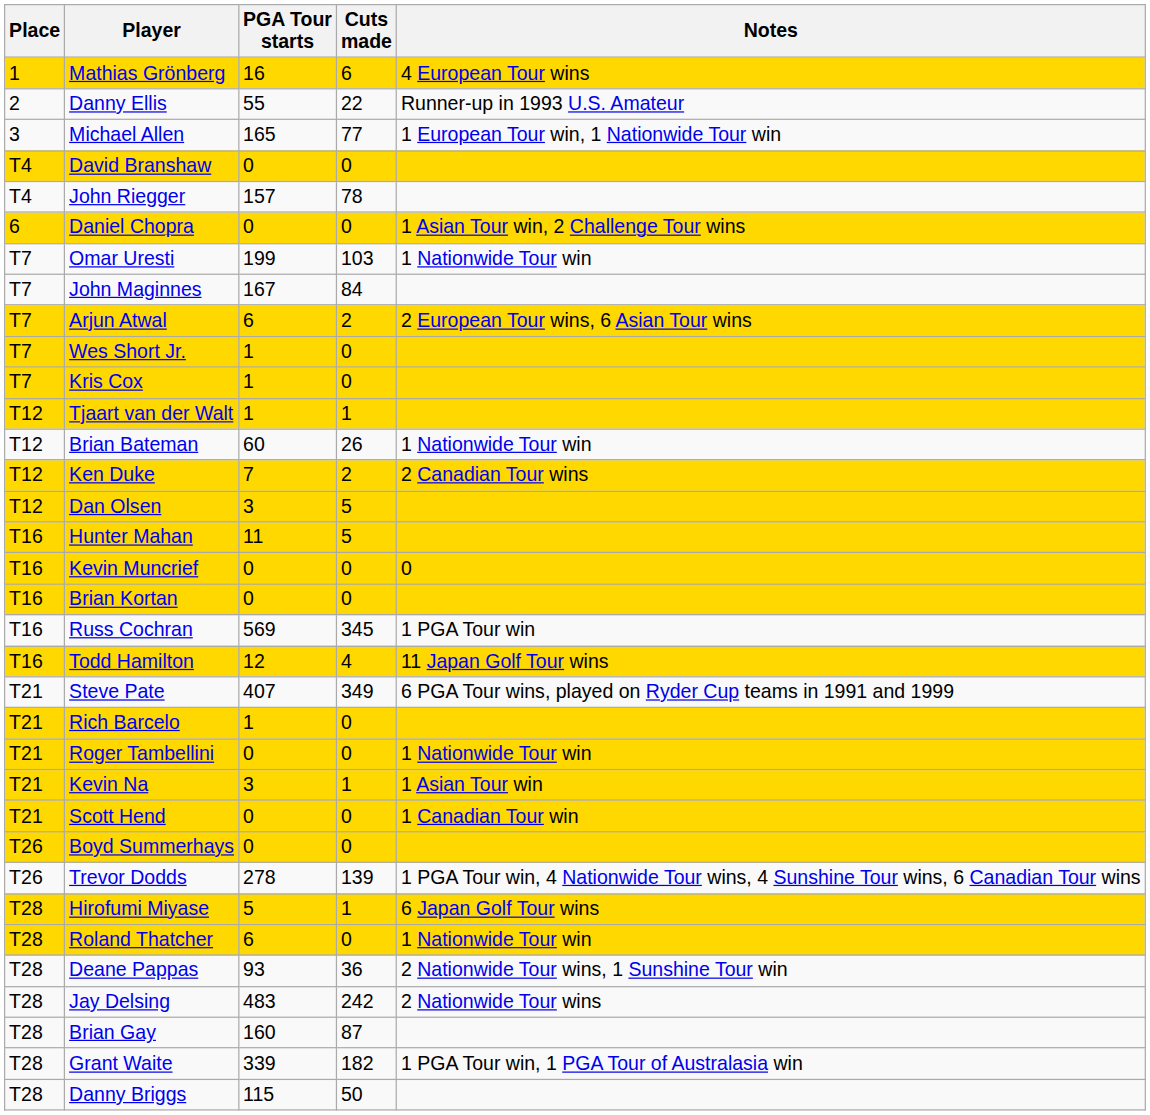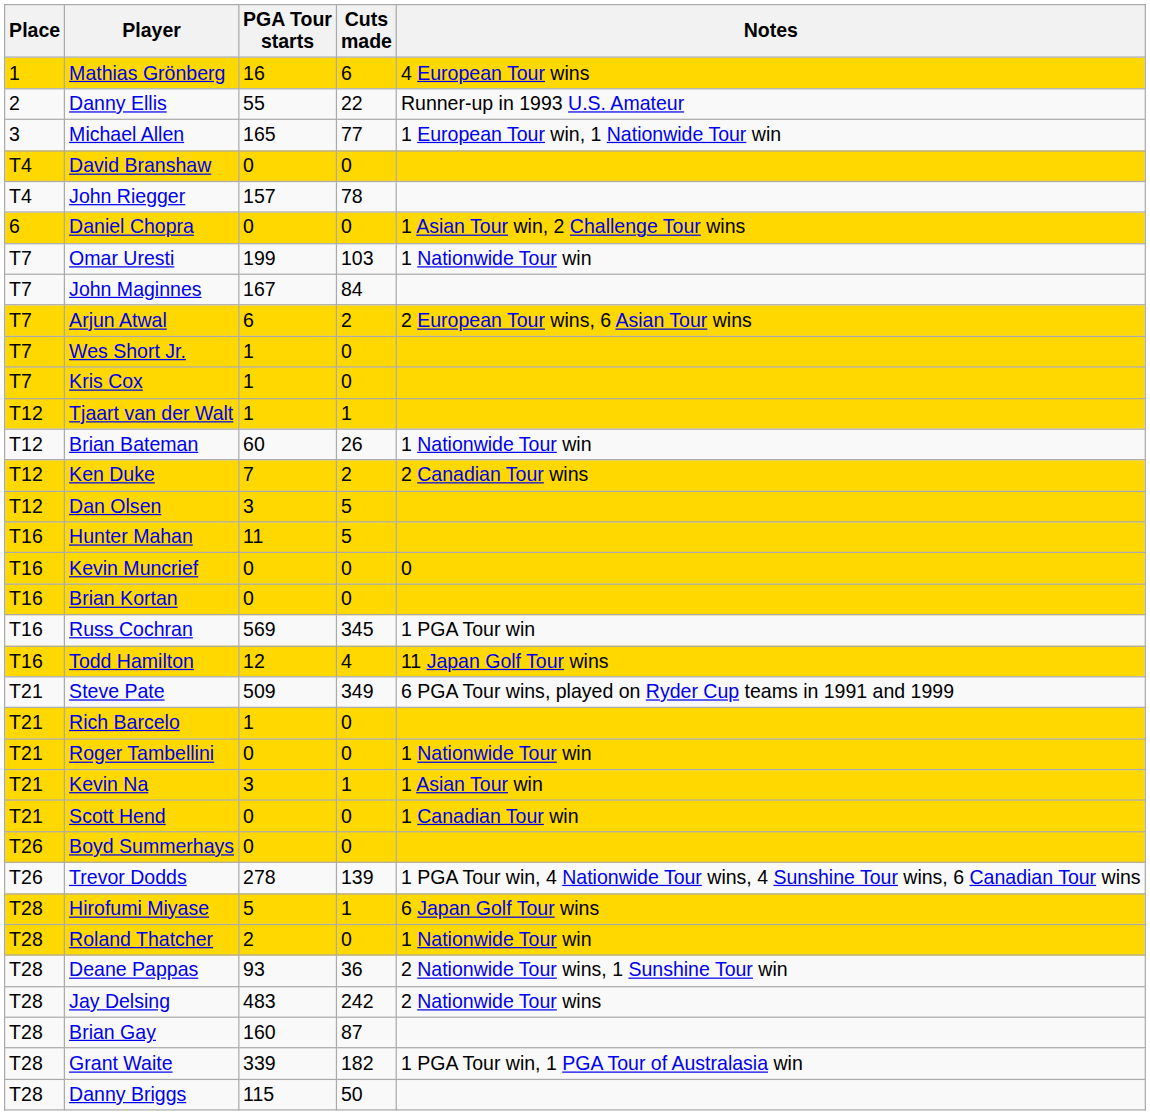(259, 692) 407 -> (259, 692) 509
(248, 939) 6 -> (248, 939) 2
